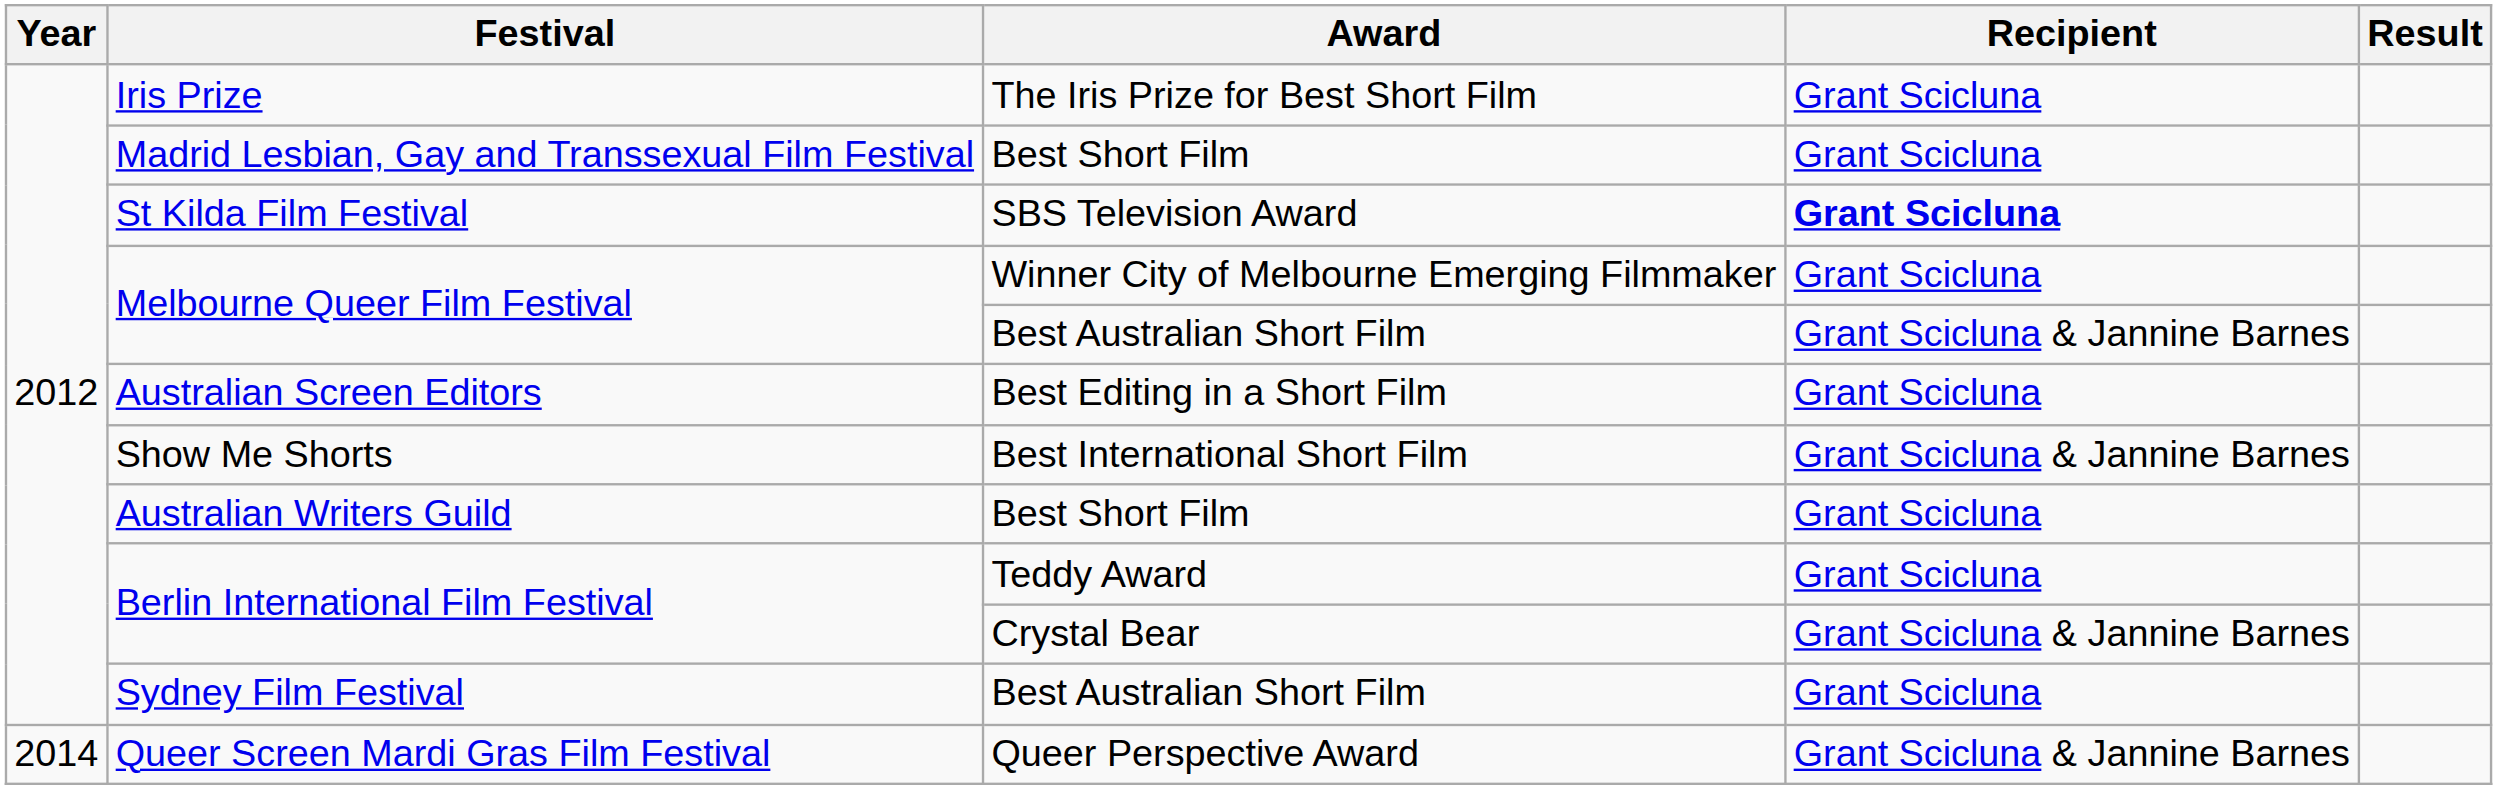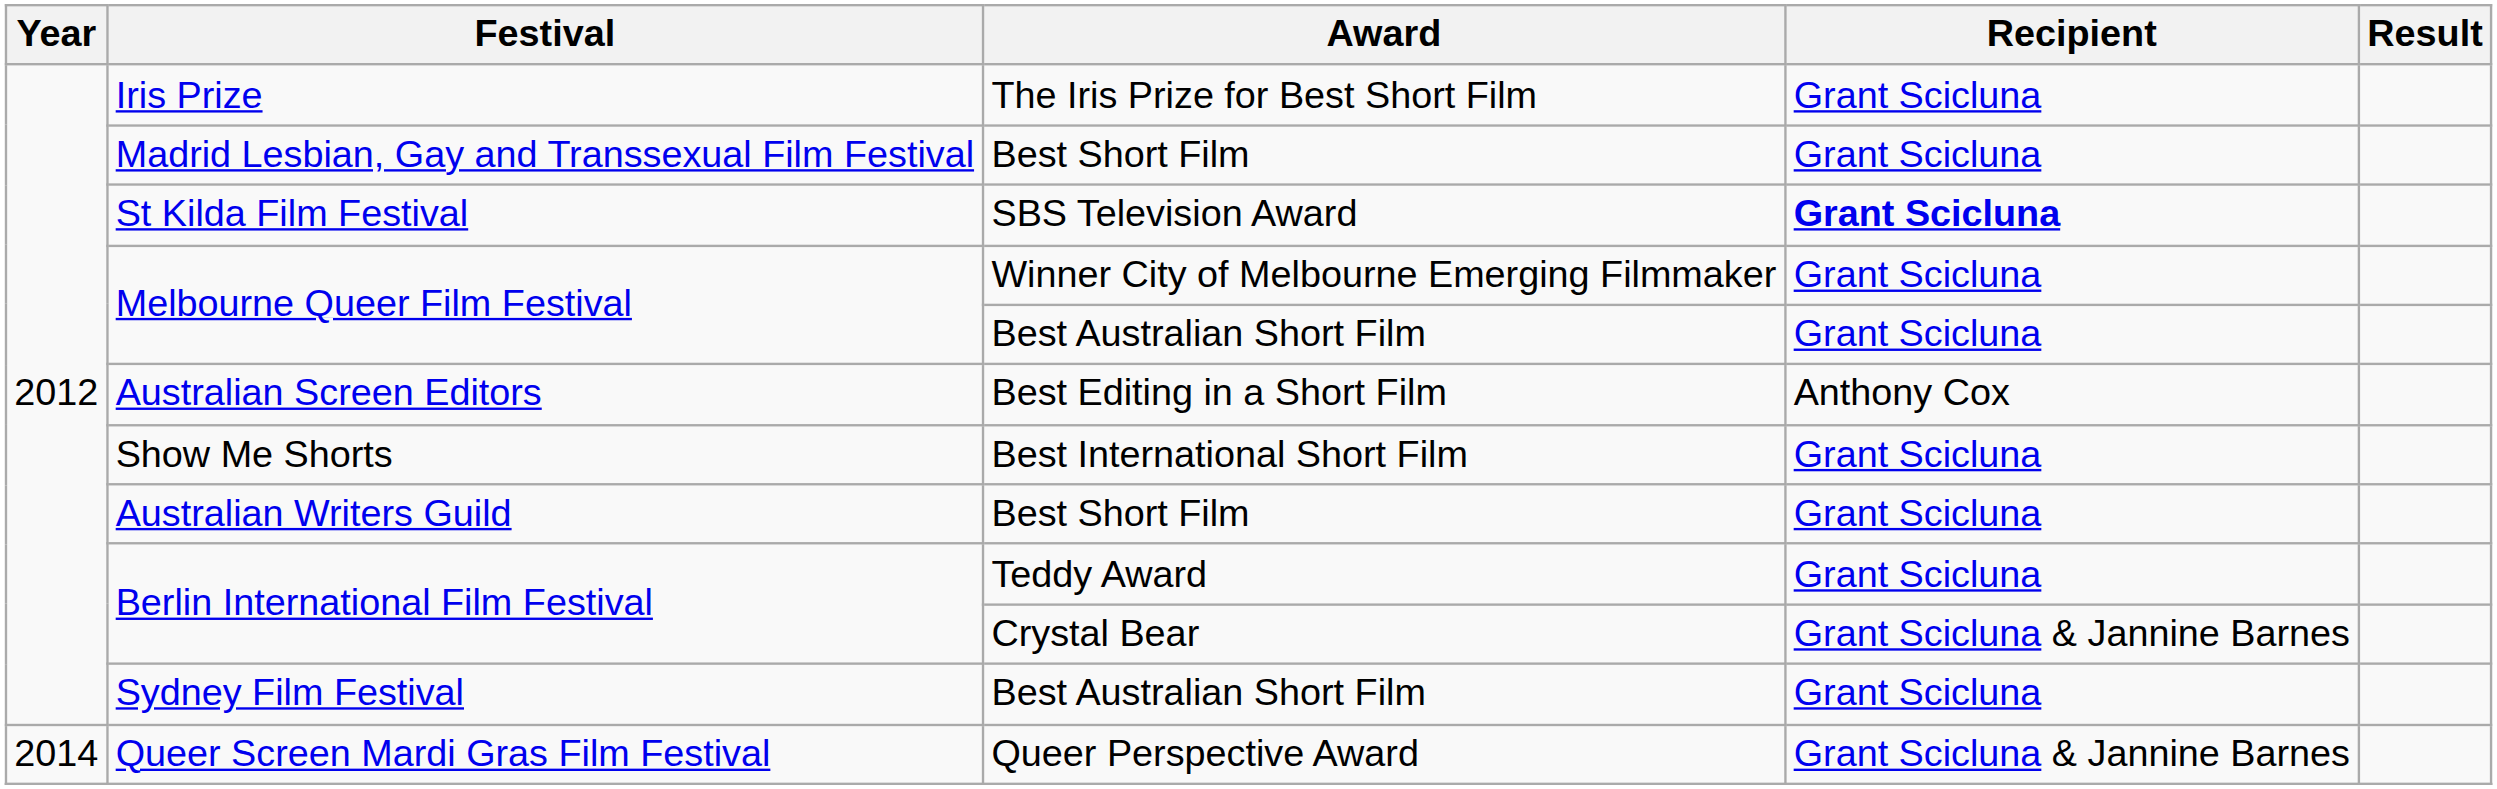(2072, 333) Grant Scicluna & Jannine Barnes -> (1918, 333) Grant Scicluna
(1918, 393) Grant Scicluna -> (1902, 393) Anthony Cox
(2072, 453) Grant Scicluna & Jannine Barnes -> (1918, 453) Grant Scicluna
